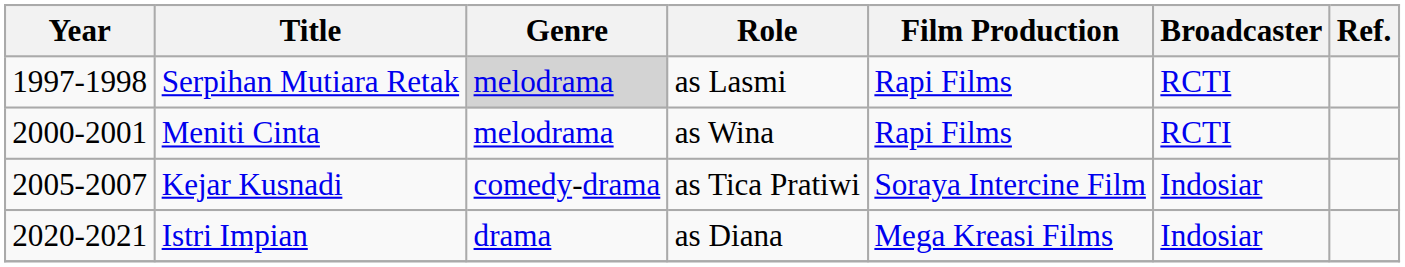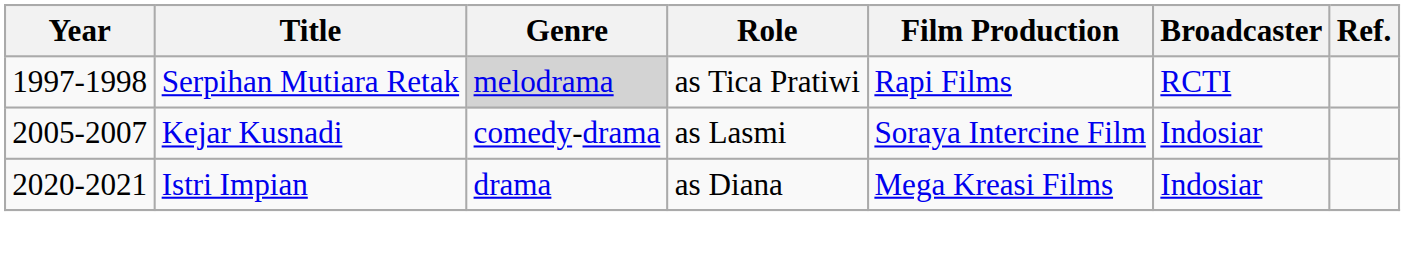(731, 81) as Lasmi -> (767, 81) as Tica Pratiwi
- row: (241, 133)
(767, 184) as Tica Pratiwi -> (731, 133) as Lasmi
